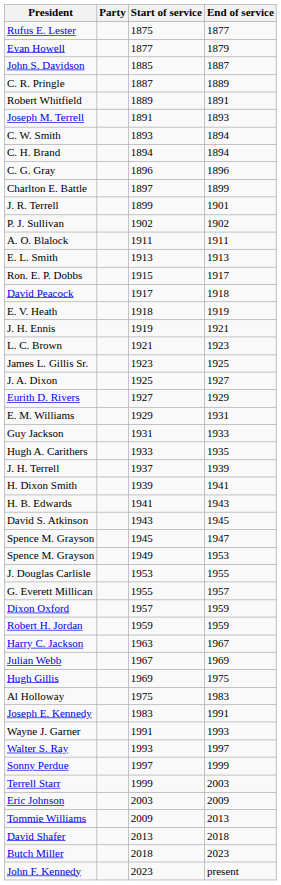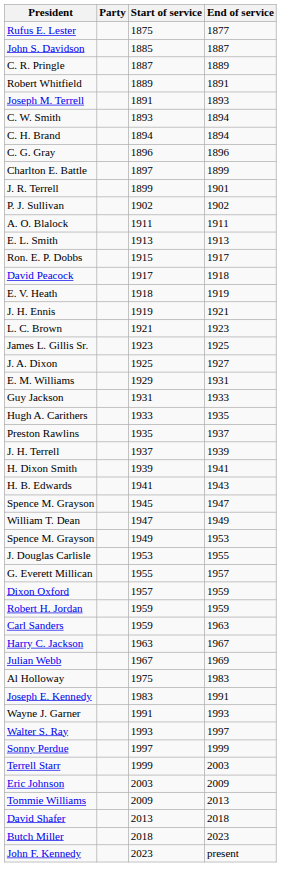- row: (36, 48)
- row: (43, 398)
+ row: (43, 433)
- row: (48, 521)
+ row: (43, 521)
+ row: (35, 626)
- row: (33, 678)
